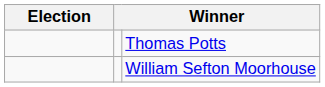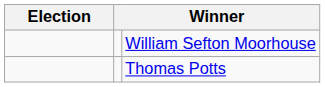rows swapped: (221, 69) <-> (176, 43)
